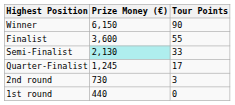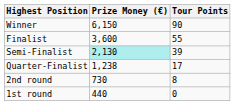(177, 53) 33 -> (177, 53) 39
(104, 66) 1,245 -> (104, 66) 1,238
(175, 80) 3 -> (175, 80) 8
